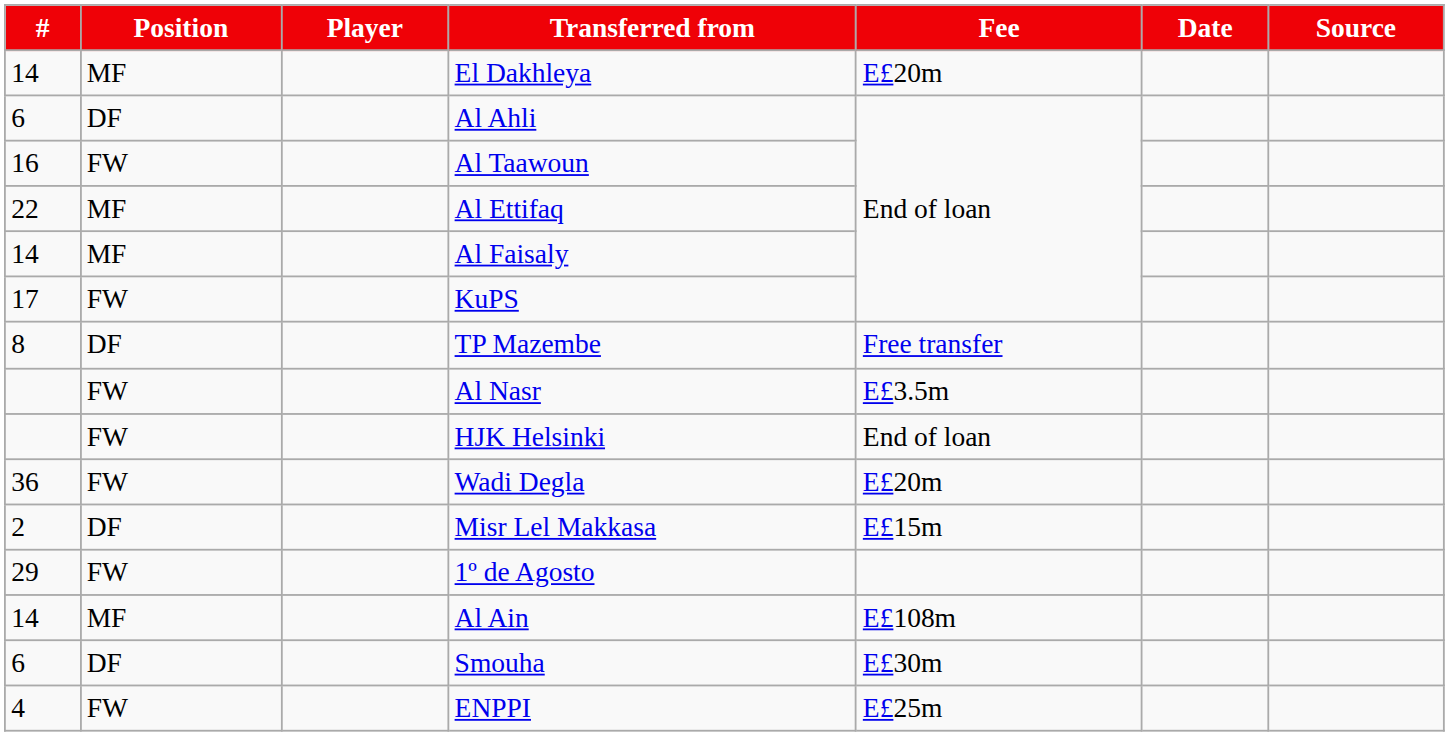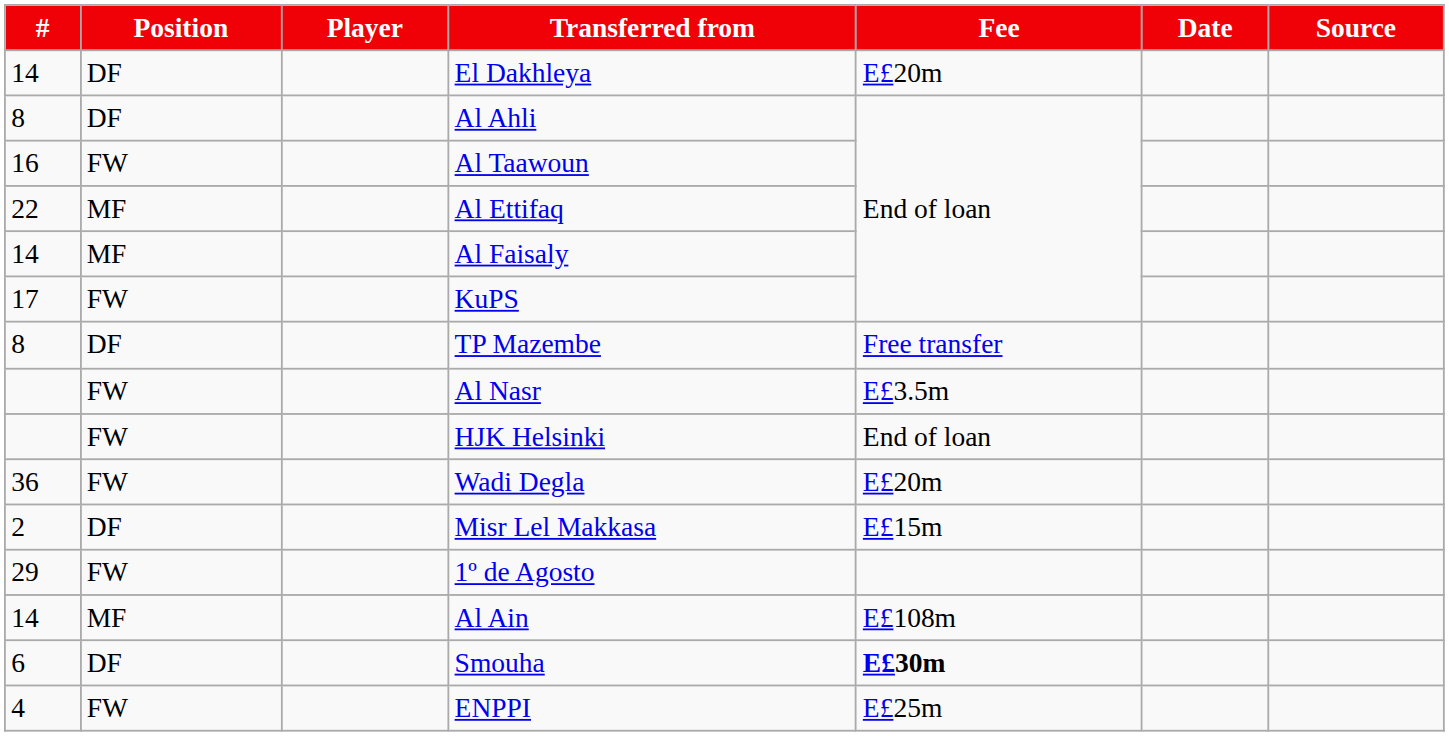(107, 72) MF -> (104, 72) DF
(18, 118) 6 -> (18, 118) 8
(903, 662) normal -> (904, 662) bold
